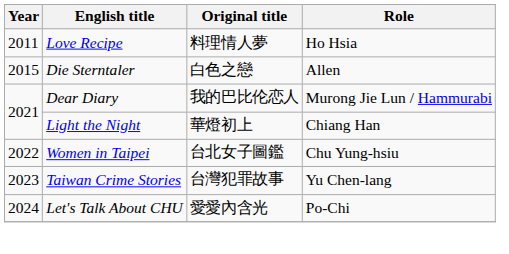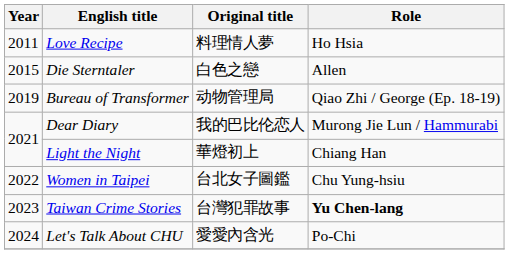+ row: (118, 97)
(349, 180) normal -> (357, 208) bold
